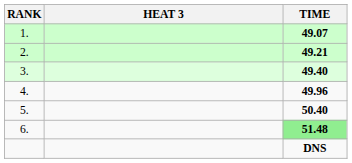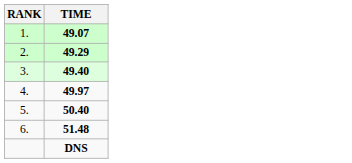- column: (164, 14)
(315, 52) 49.21 -> (76, 52) 49.29
(315, 91) 49.96 -> (76, 91) 49.97
(315, 129) lightgreen background -> (76, 129) no background
